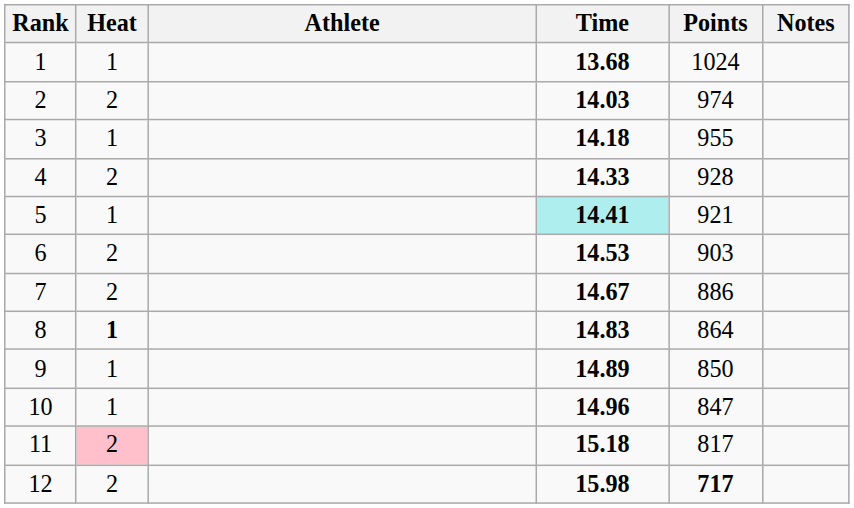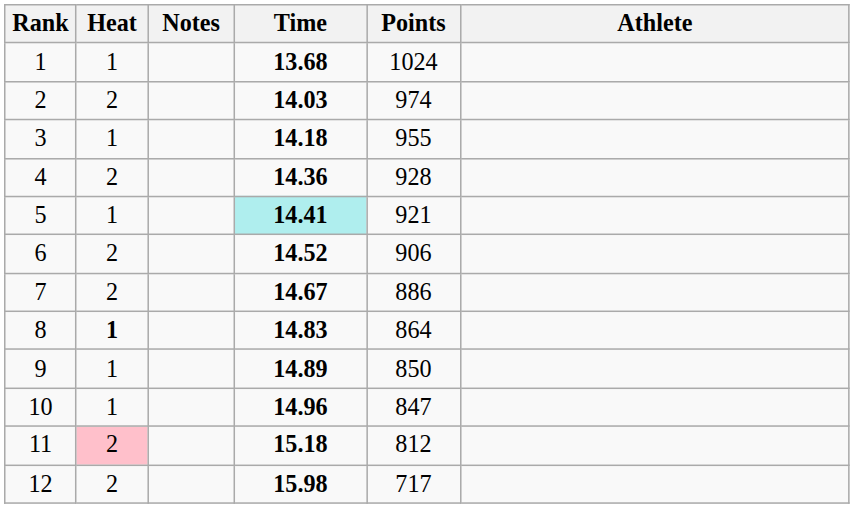columns swapped: (342, 23) <-> (806, 23)
(602, 176) 14.33 -> (300, 176) 14.36
(602, 253) 14.53 -> (300, 253) 14.52
(715, 253) 903 -> (413, 253) 906
(715, 445) 817 -> (413, 445) 812
(715, 483) bold -> (413, 483) normal
